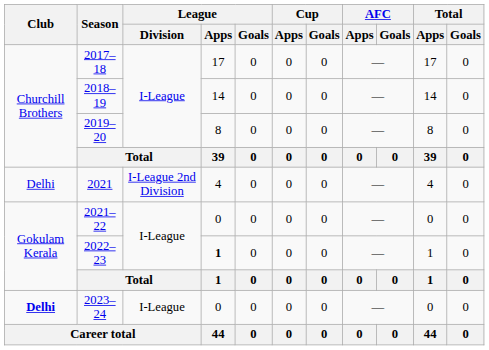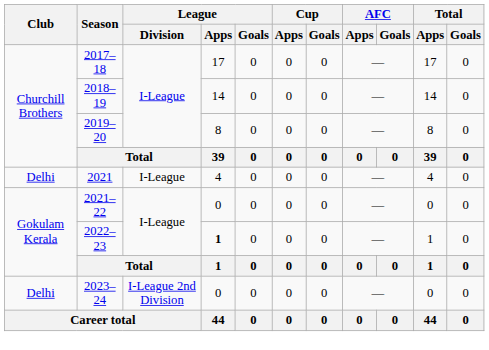(162, 184) I-League 2nd Division -> (162, 177) I-League
(41, 307) bold -> (41, 293) normal
(162, 307) I-League -> (162, 293) I-League 2nd Division
